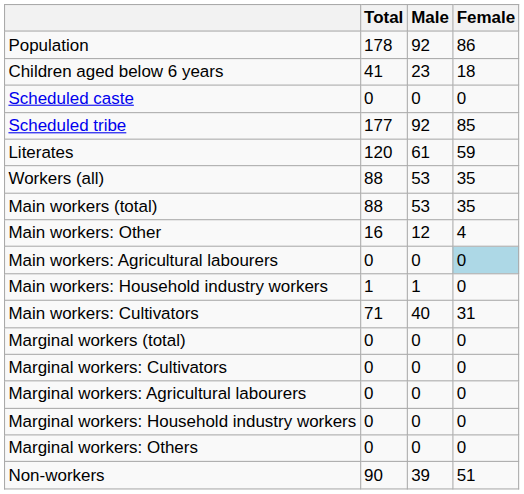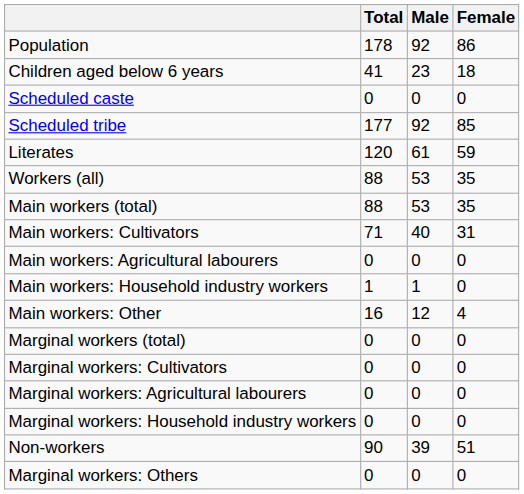rows swapped: (104, 313) <-> (85, 233)
(461, 260) lightblue background -> (461, 260) no background
rows swapped: (103, 448) <-> (57, 475)
